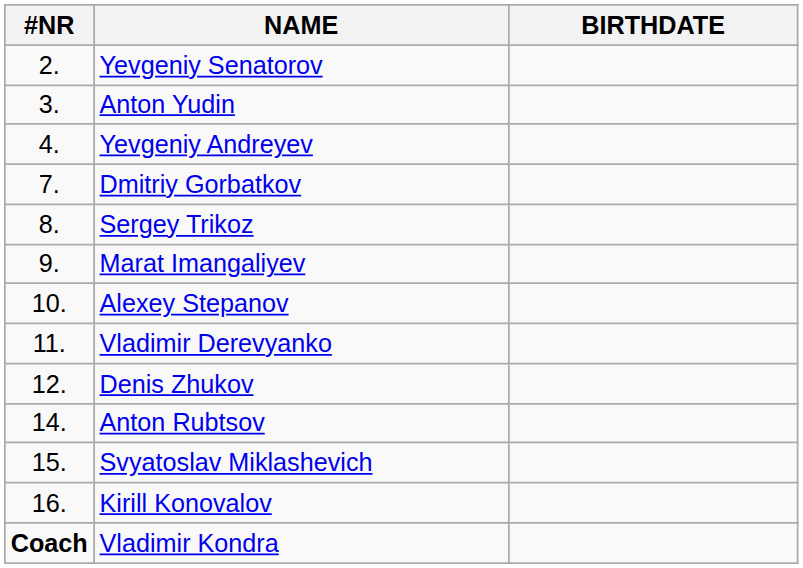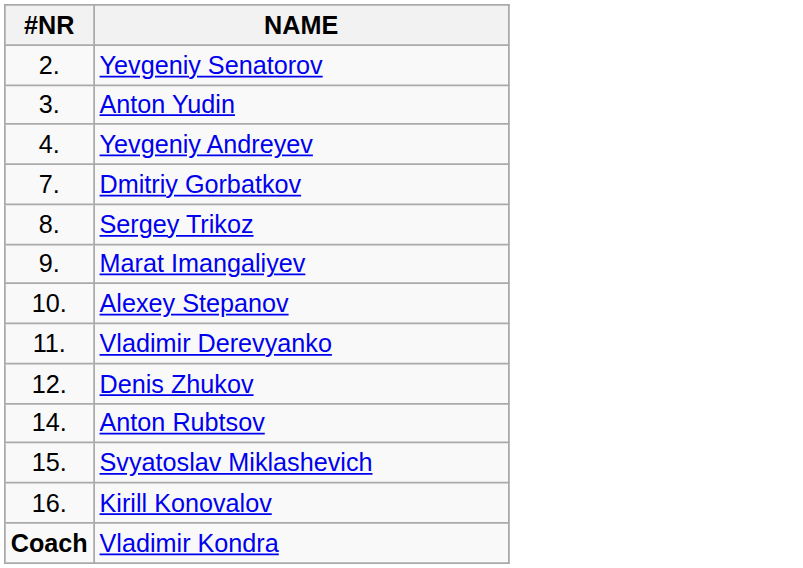- column: (653, 25)
